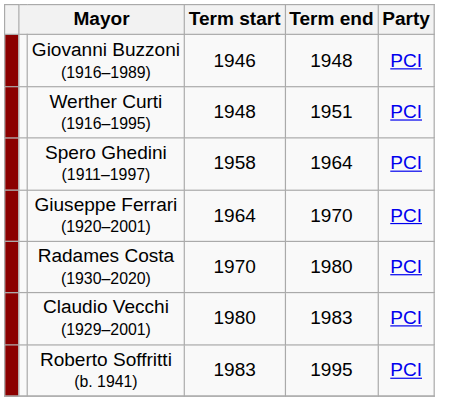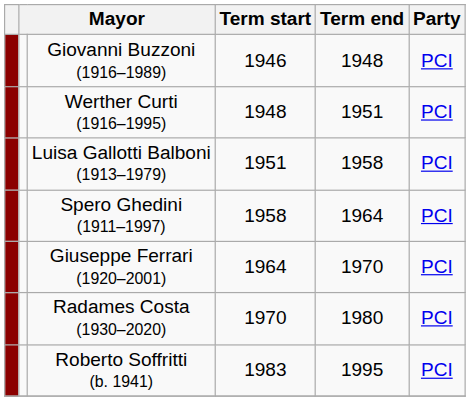+ row: (121, 163)
- row: (106, 318)
